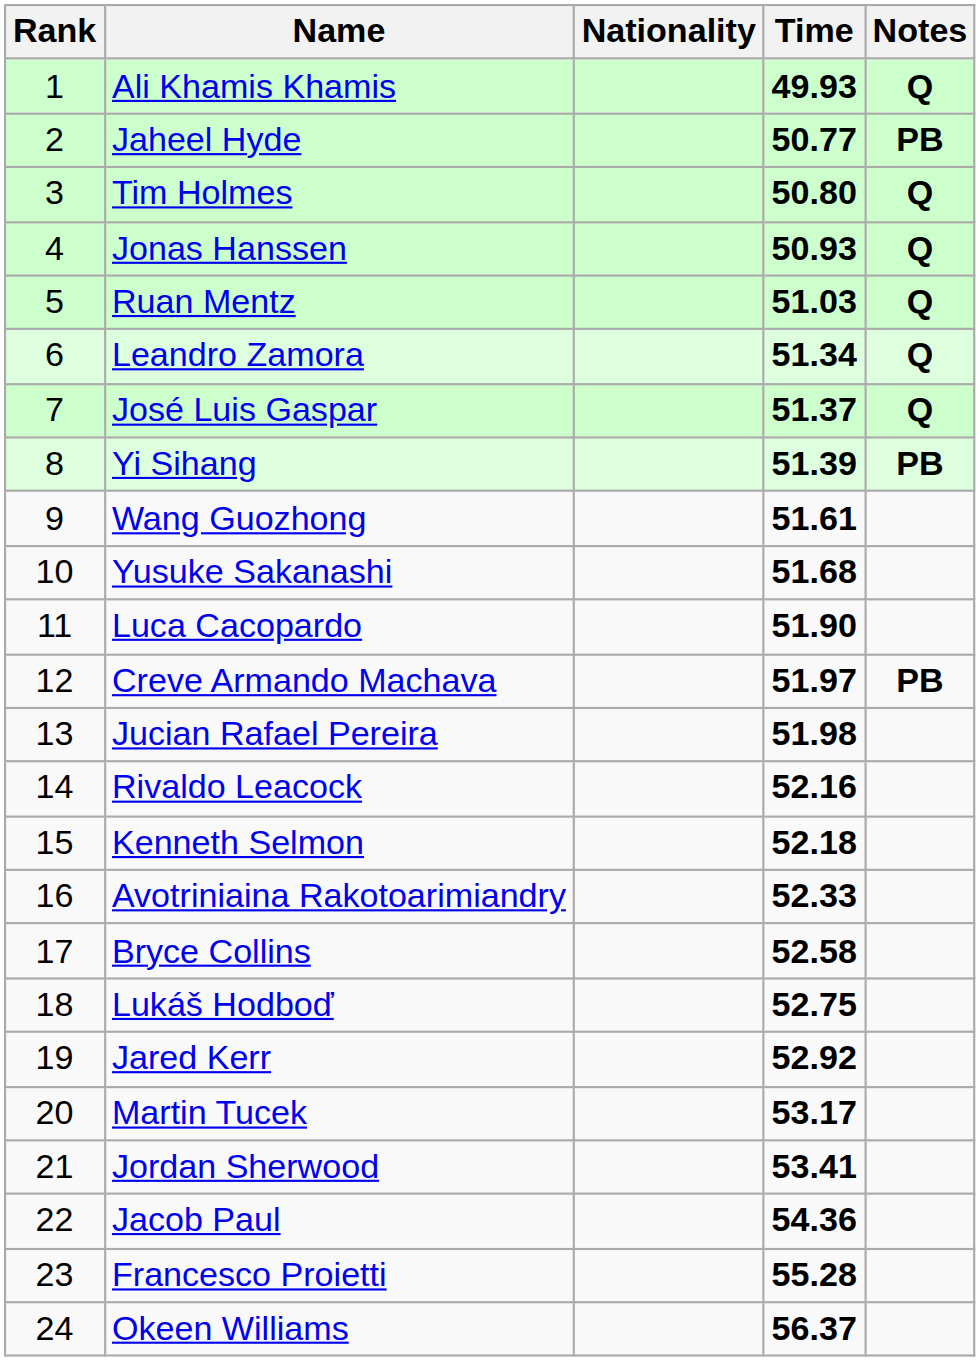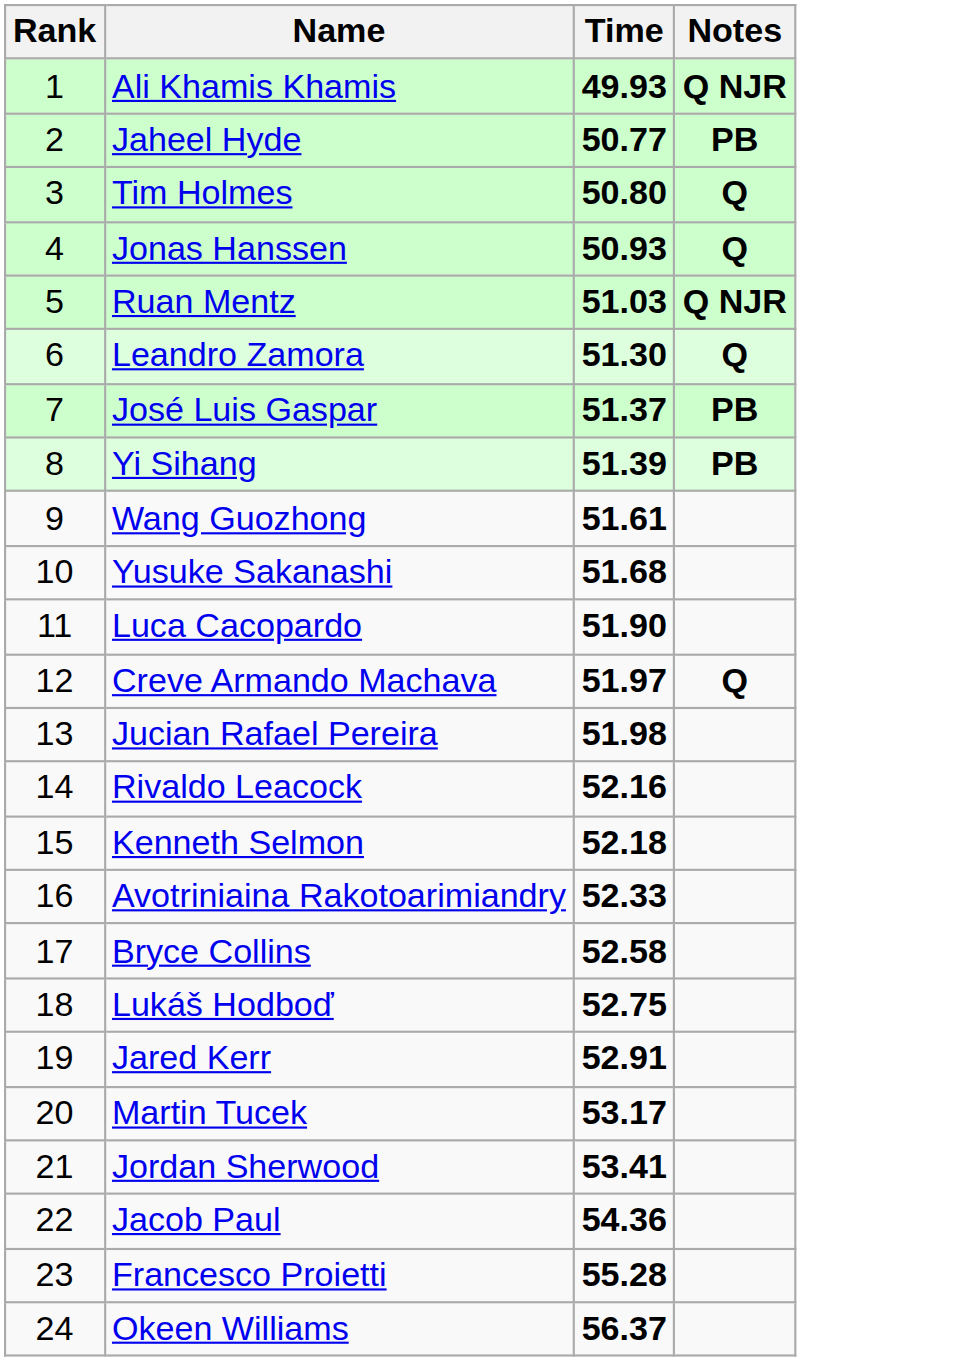- column: (669, 31)
(920, 85) Q -> (735, 85) Q NJR
(920, 301) Q -> (735, 301) Q NJR
(814, 355) 51.34 -> (624, 355) 51.30
(920, 409) Q -> (735, 409) PB
(920, 680) PB -> (735, 680) Q
(814, 1058) 52.92 -> (624, 1058) 52.91
